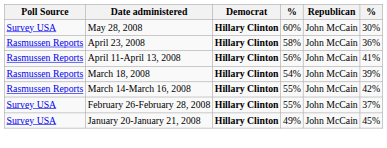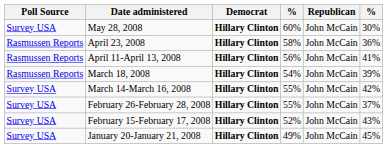(45, 89) Rasmussen Reports -> (31, 89) Survey USA
+ row: (149, 120)
